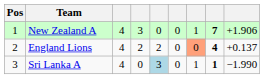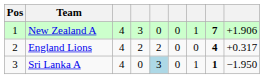(196, 47) lightsalmon background -> (196, 47) no background
(242, 47) +0.137 -> (242, 47) +0.317
(242, 64) −1.990 -> (242, 64) −1.950
